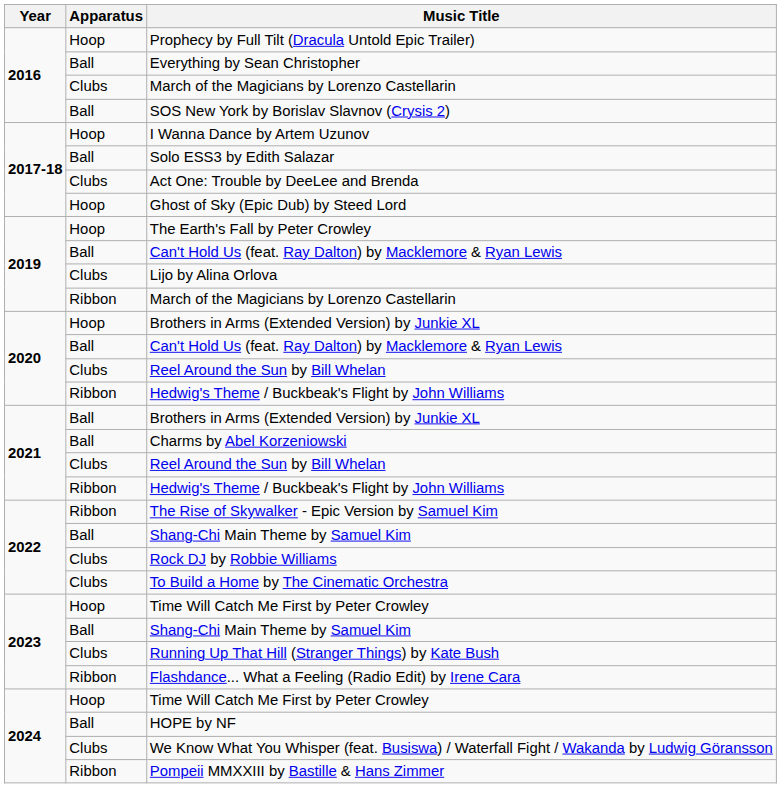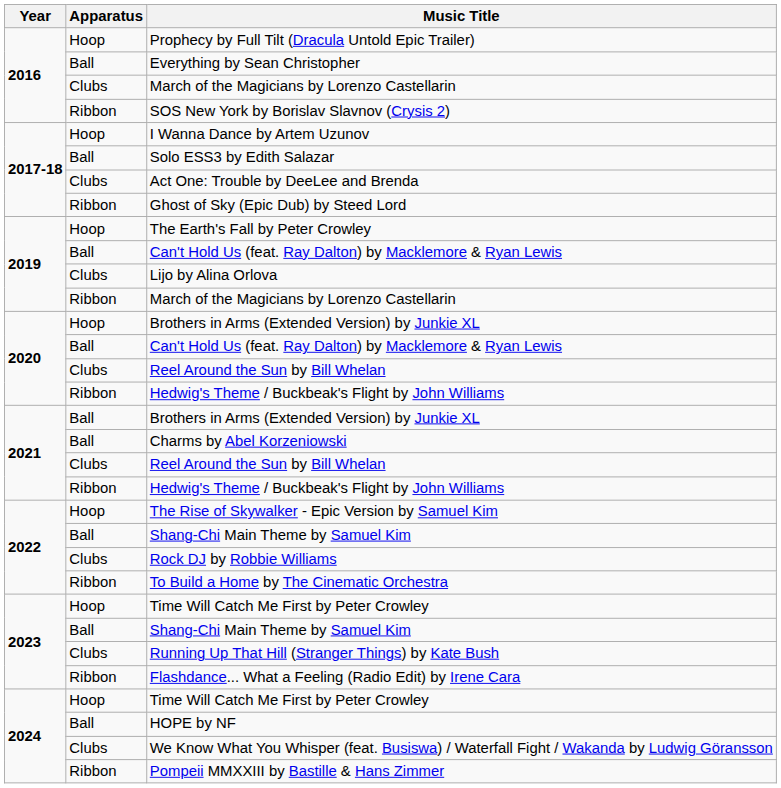(82, 110) Ball -> (93, 110) Ribbon
(87, 205) Hoop -> (93, 205) Ribbon
(93, 511) Ribbon -> (87, 511) Hoop
(88, 582) Clubs -> (93, 582) Ribbon
